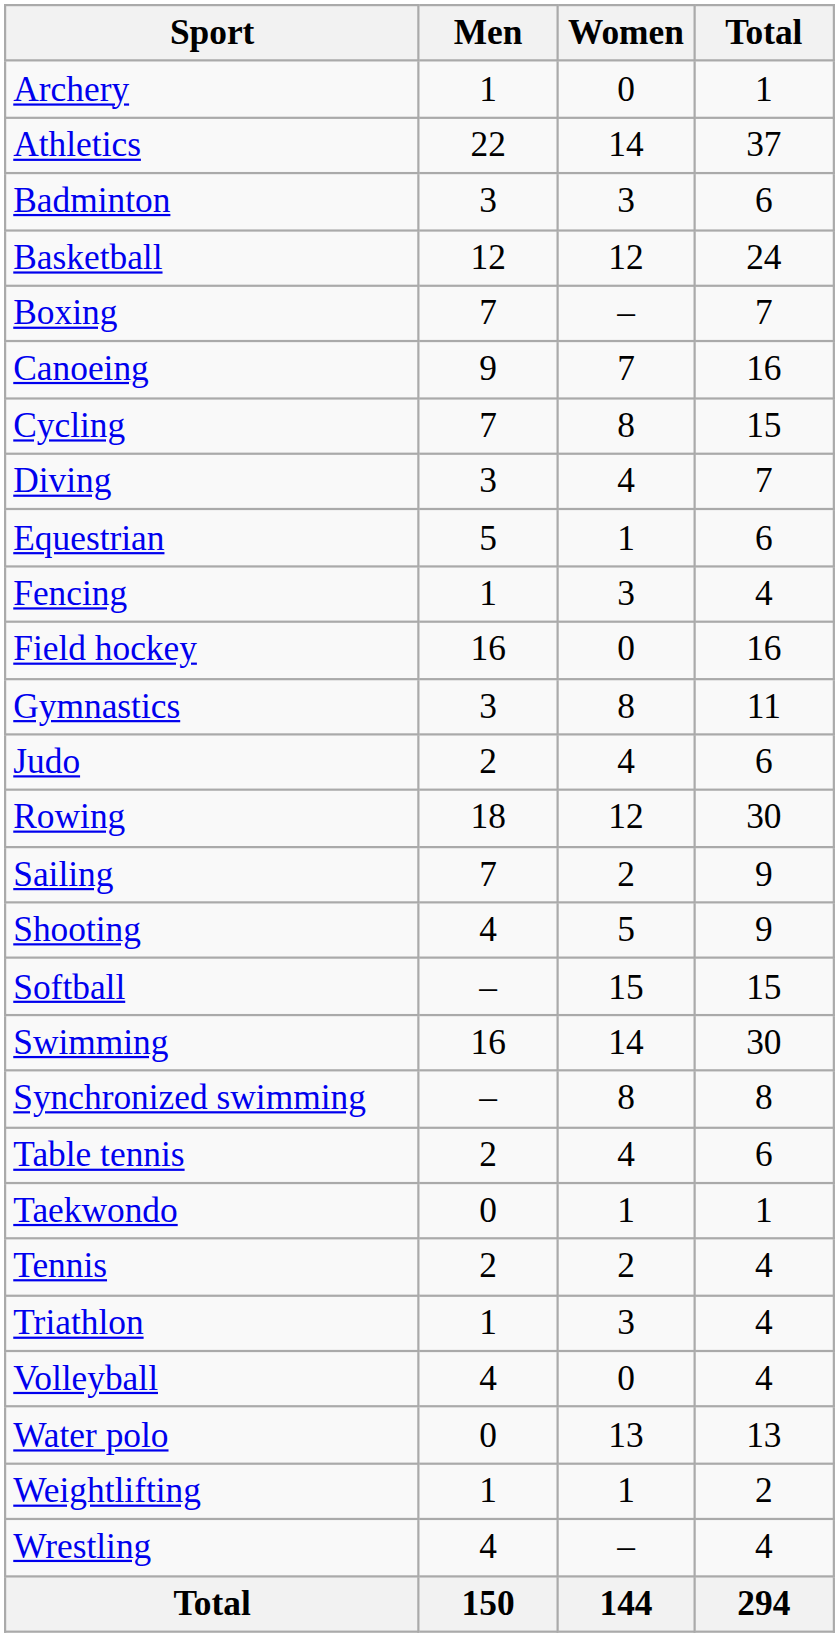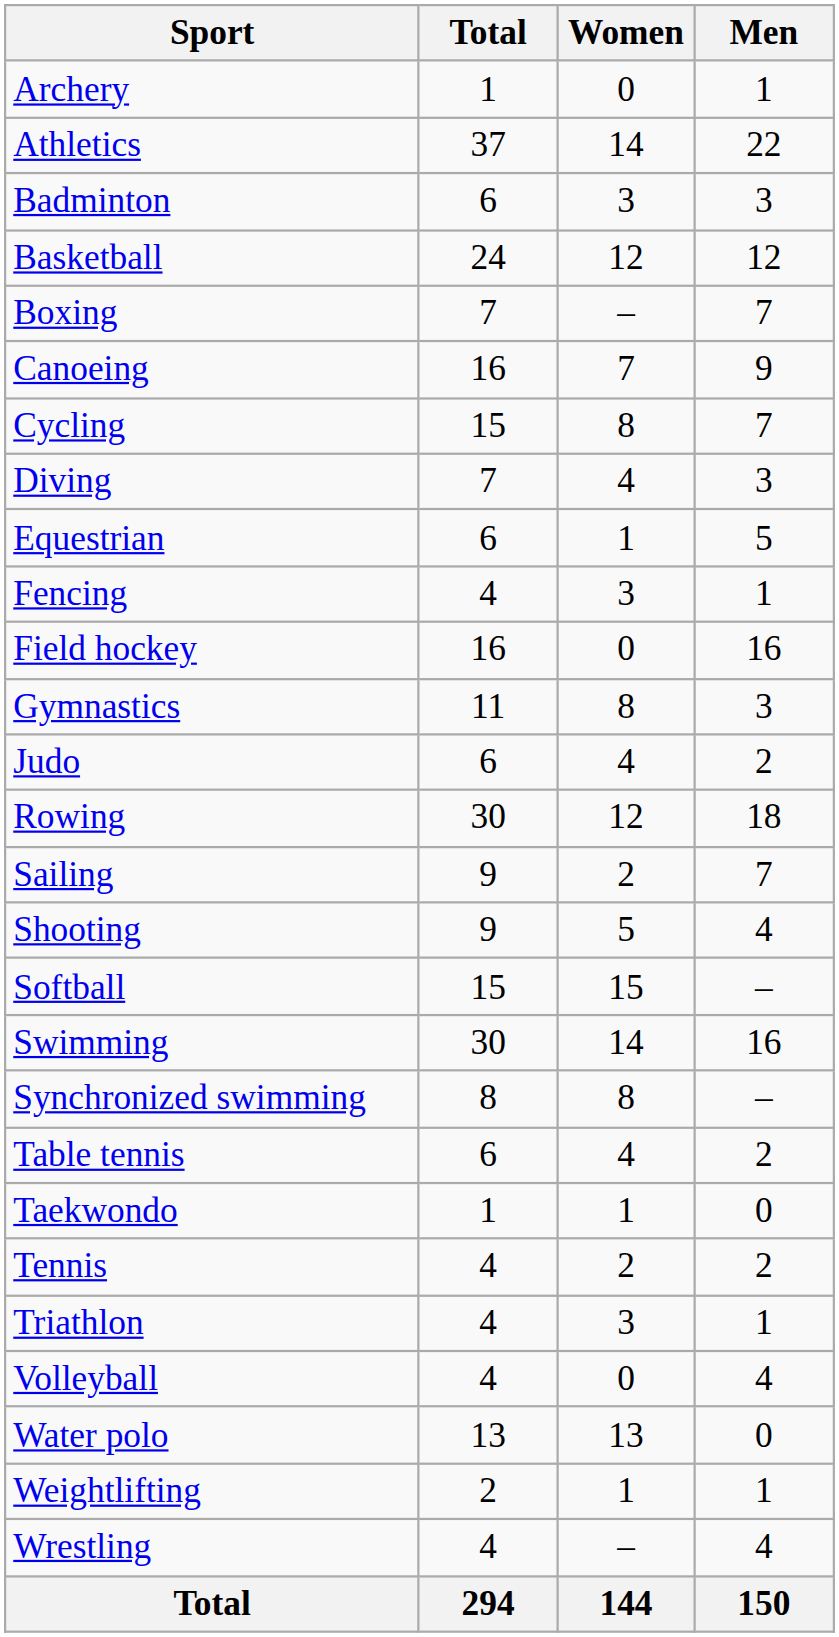columns swapped: (488, 32) <-> (764, 32)
